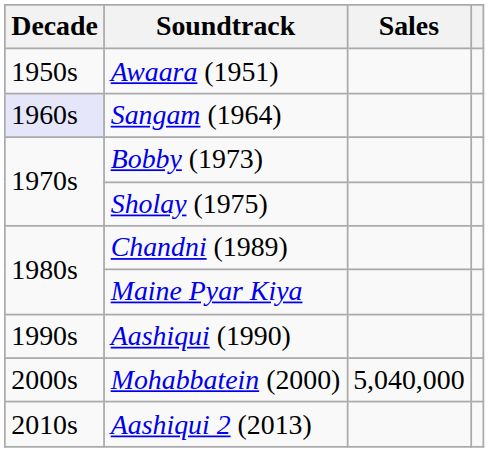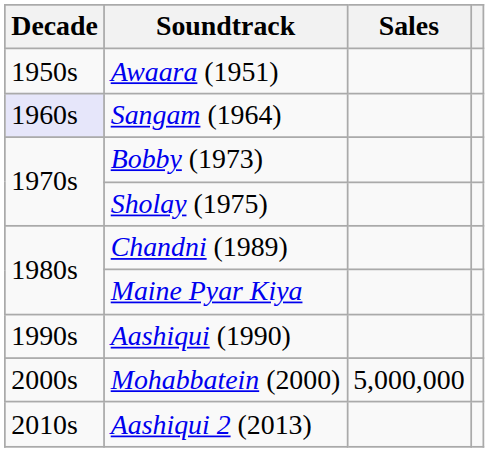(409, 379) 5,040,000 -> (409, 379) 5,000,000
